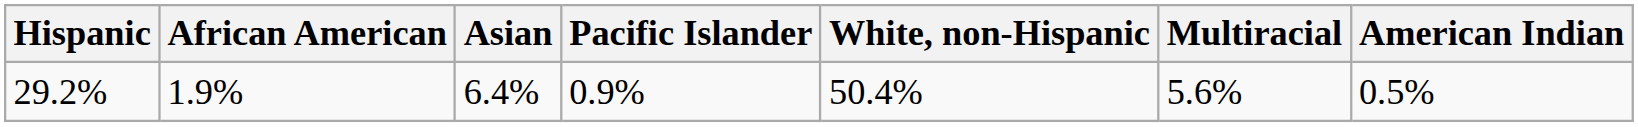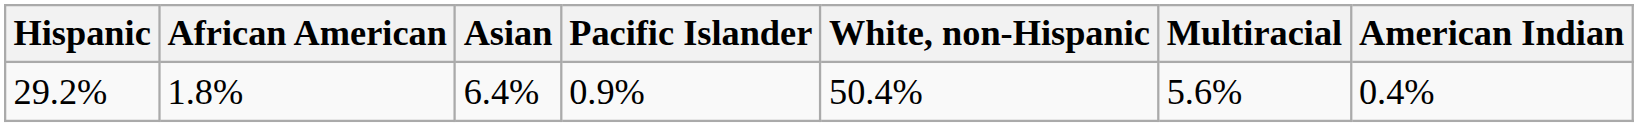(205, 90) 1.9% -> (205, 90) 1.8%
(1397, 90) 0.5% -> (1397, 90) 0.4%
